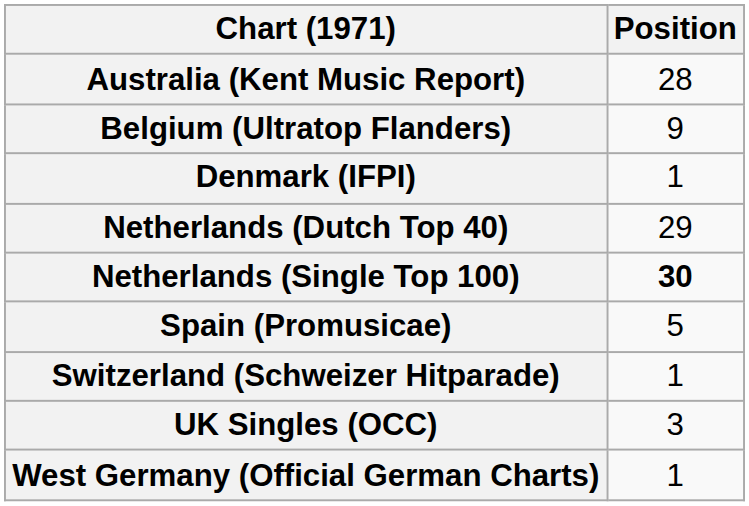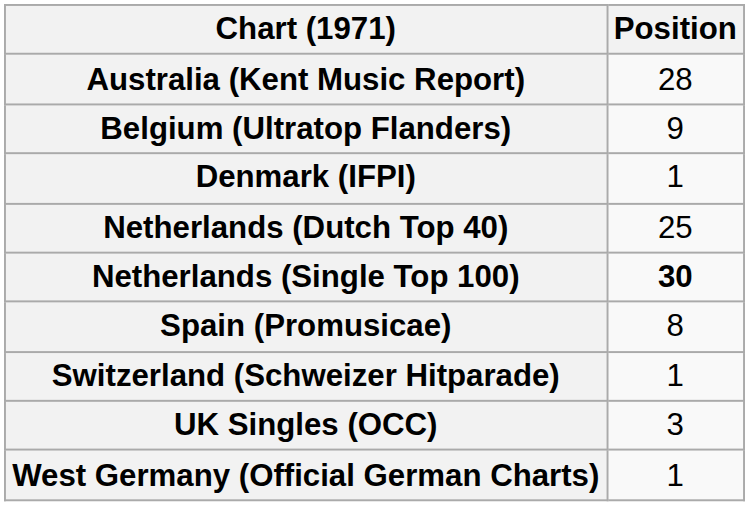(675, 227) 29 -> (675, 227) 25
(675, 326) 5 -> (675, 326) 8
